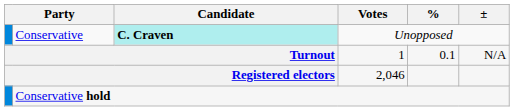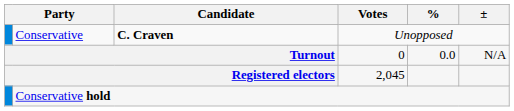(145, 34) paleturquoise background -> (145, 34) no background
(402, 55) 1 -> (402, 55) 0
(447, 55) 0.1 -> (447, 55) 0.0
(390, 75) 2,046 -> (390, 75) 2,045
